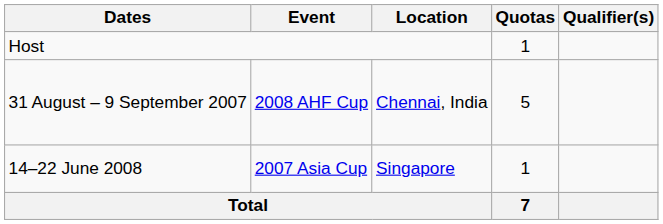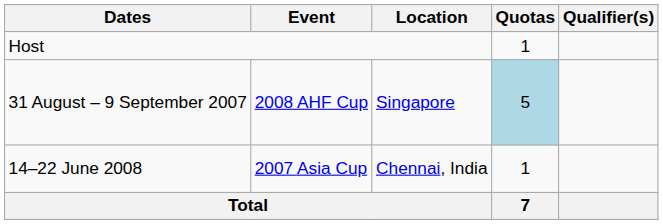(432, 102) Chennai, India -> (415, 102) Singapore
(525, 102) no background -> (525, 102) lightblue background
(415, 168) Singapore -> (432, 168) Chennai, India
